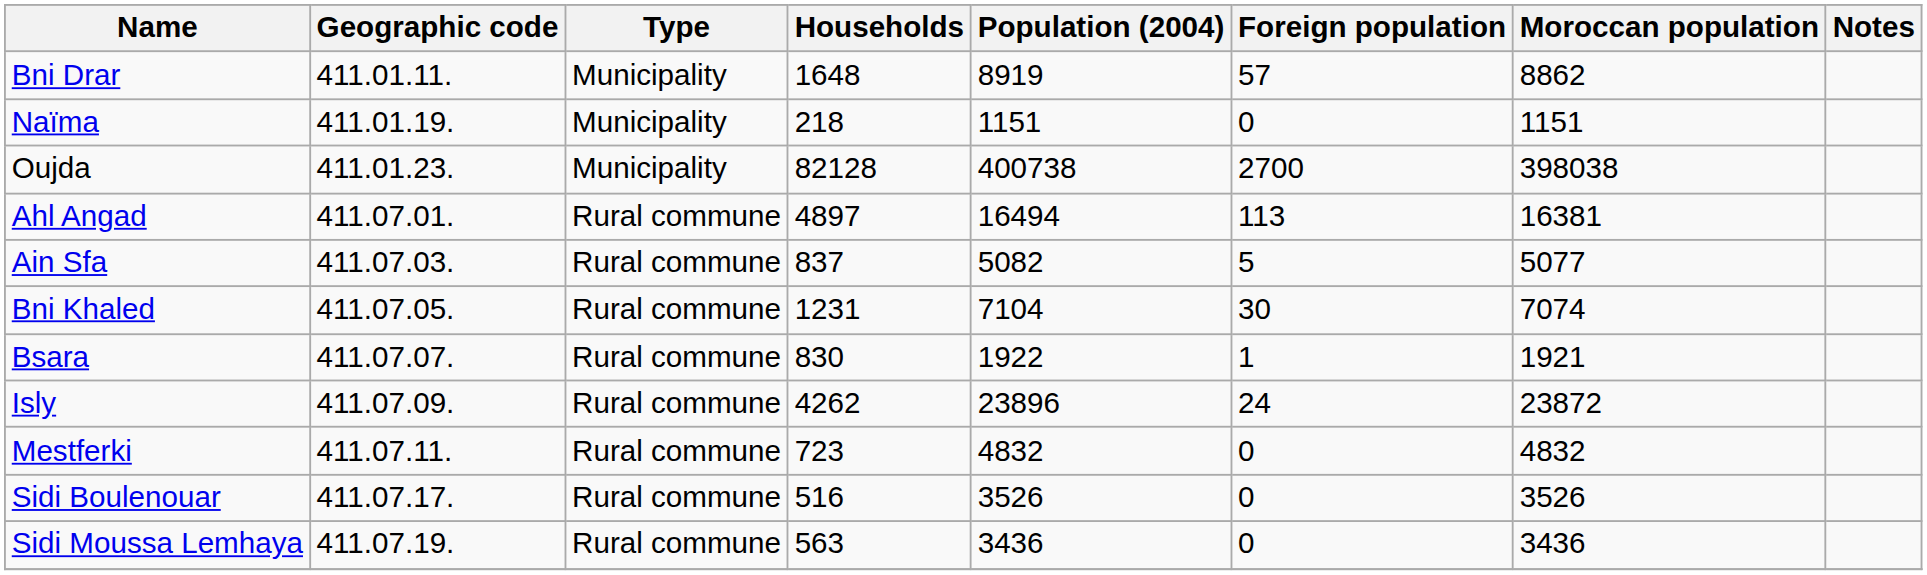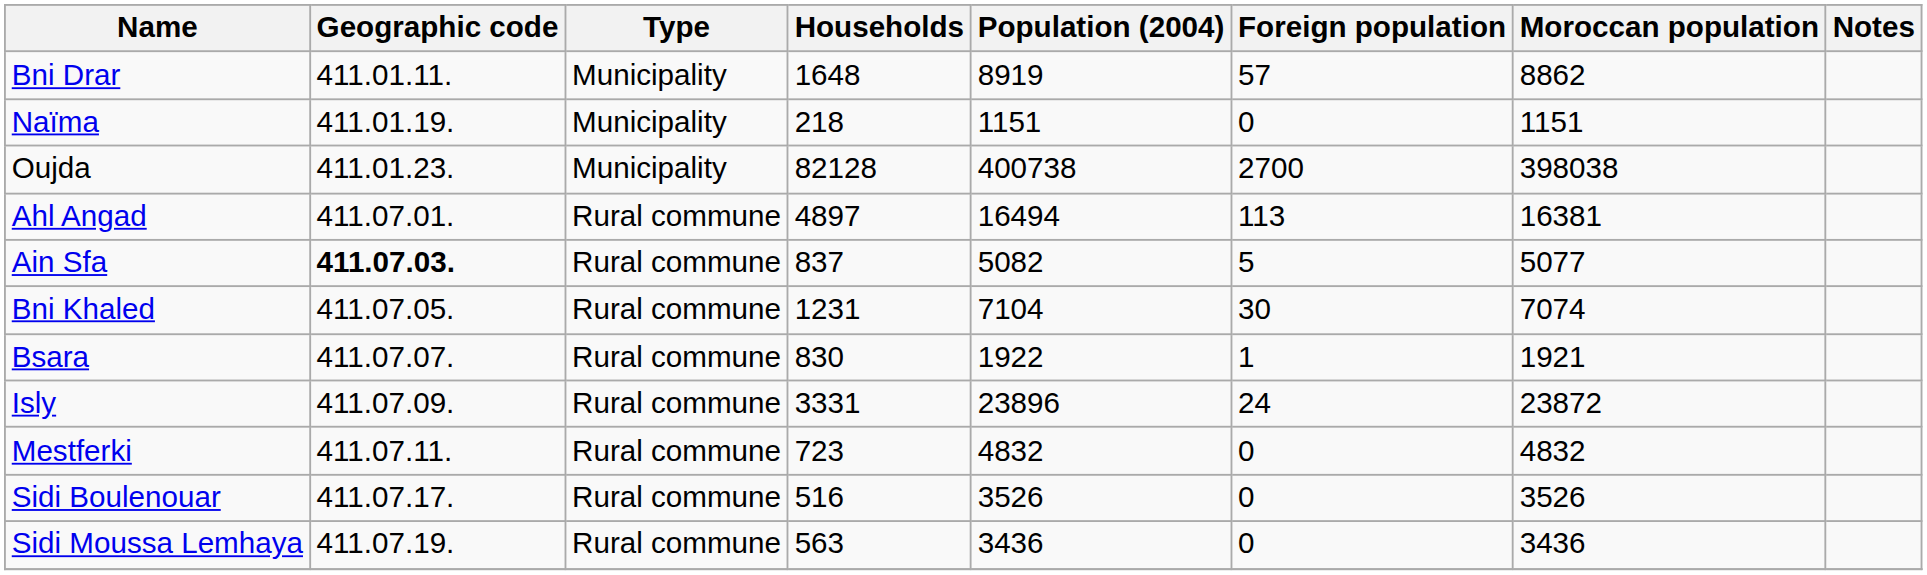(385, 262) normal -> (386, 262) bold
(828, 403) 4262 -> (828, 403) 3331
